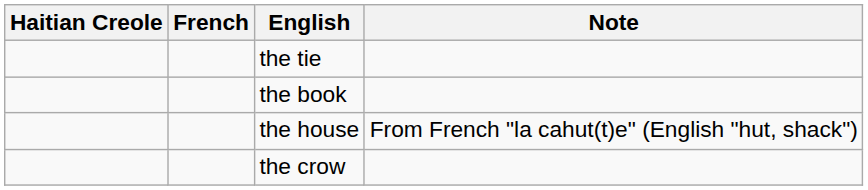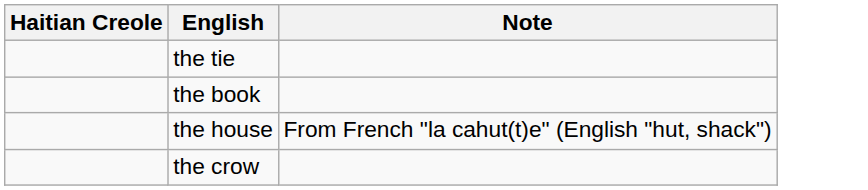- column: (211, 22)
